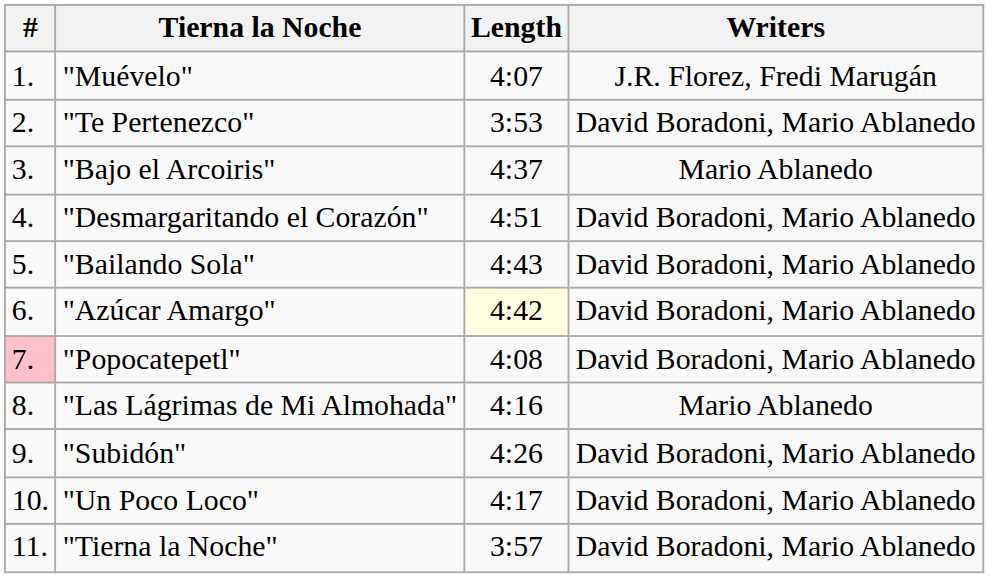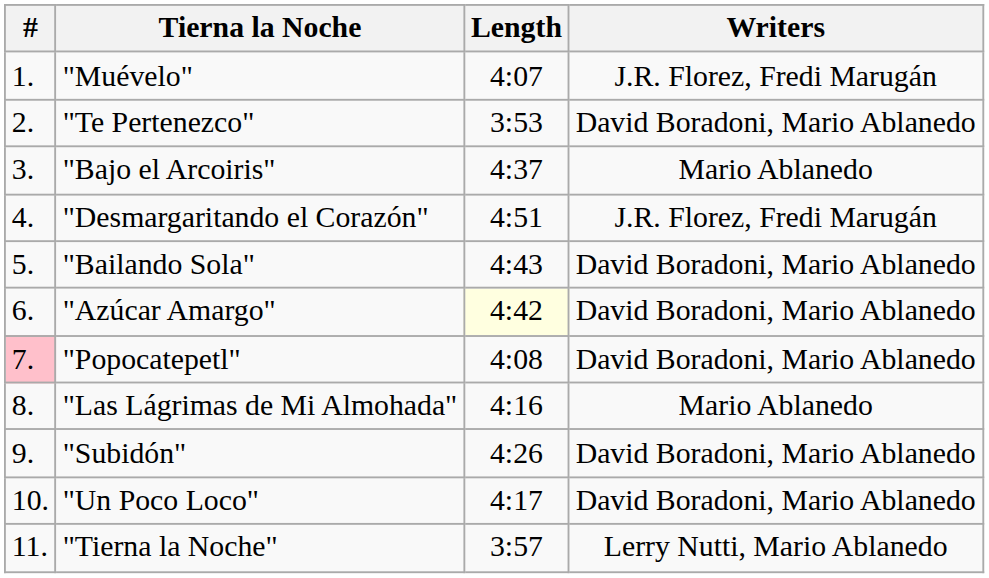(776, 216) David Boradoni, Mario Ablanedo -> (776, 216) J.R. Florez, Fredi Marugán
(776, 547) David Boradoni, Mario Ablanedo -> (776, 547) Lerry Nutti, Mario Ablanedo
